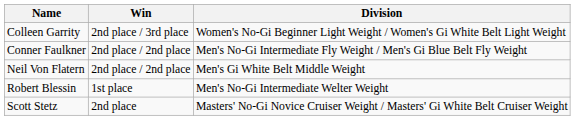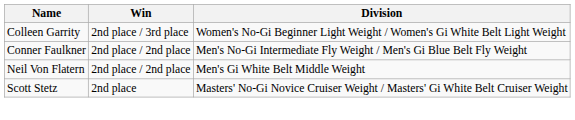- row: (42, 87)
